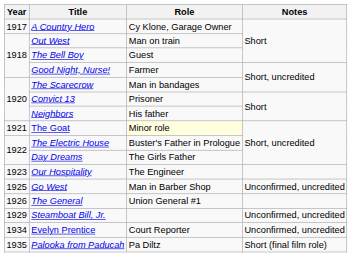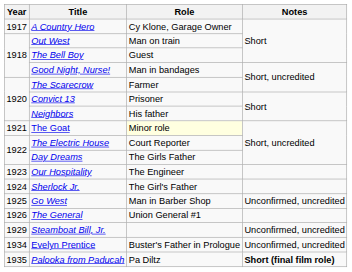(144, 70) Farmer -> (164, 70) Man in bandages
(164, 85) Man in bandages -> (144, 85) Farmer
(184, 143) Buster's Father in Prologue -> (159, 143) Court Reporter
+ row: (55, 187)
(159, 230) Court Reporter -> (184, 245) Buster's Father in Prologue
(286, 245) normal -> (289, 260) bold
